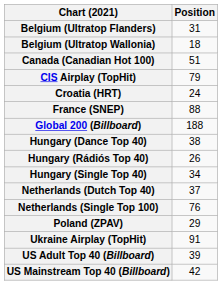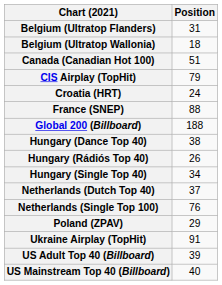(195, 272) 42 -> (195, 272) 40
